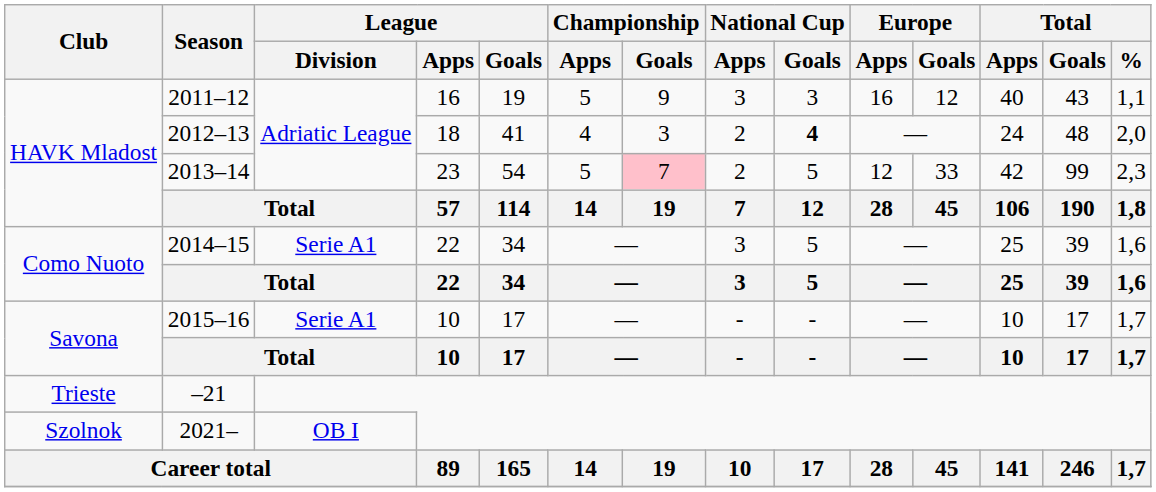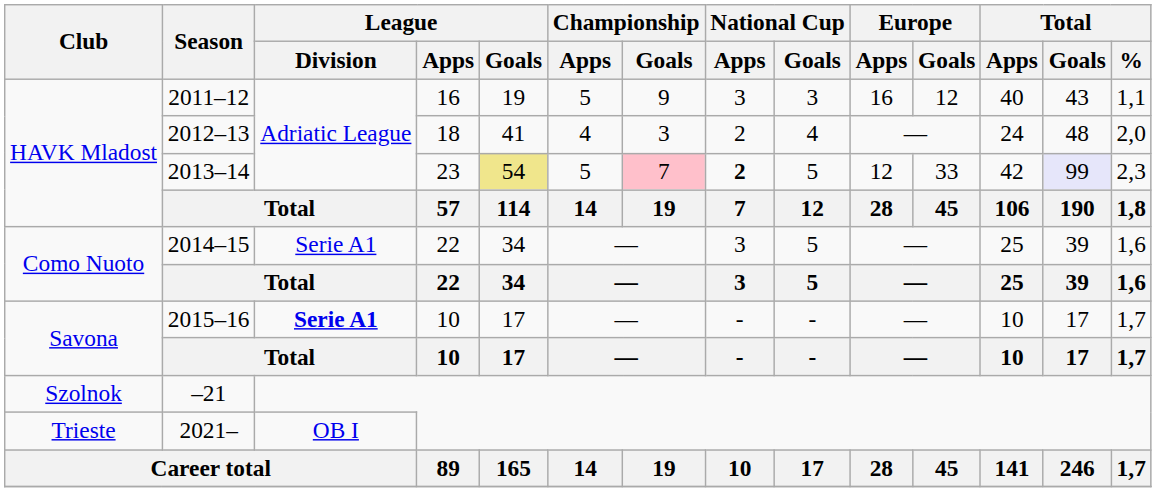(812, 134) bold -> (812, 134) normal
(513, 171) no background -> (513, 171) khaki background
(740, 171) normal -> (740, 171) bold
(1077, 171) no background -> (1077, 171) lavender background
(336, 319) normal -> (336, 319) bold
(84, 393) Trieste -> (84, 393) Szolnok
(84, 430) Szolnok -> (84, 430) Trieste
